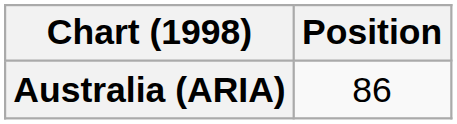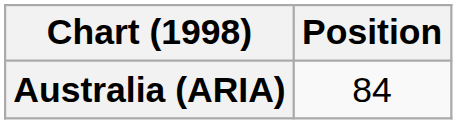(372, 88) 86 -> (372, 88) 84
